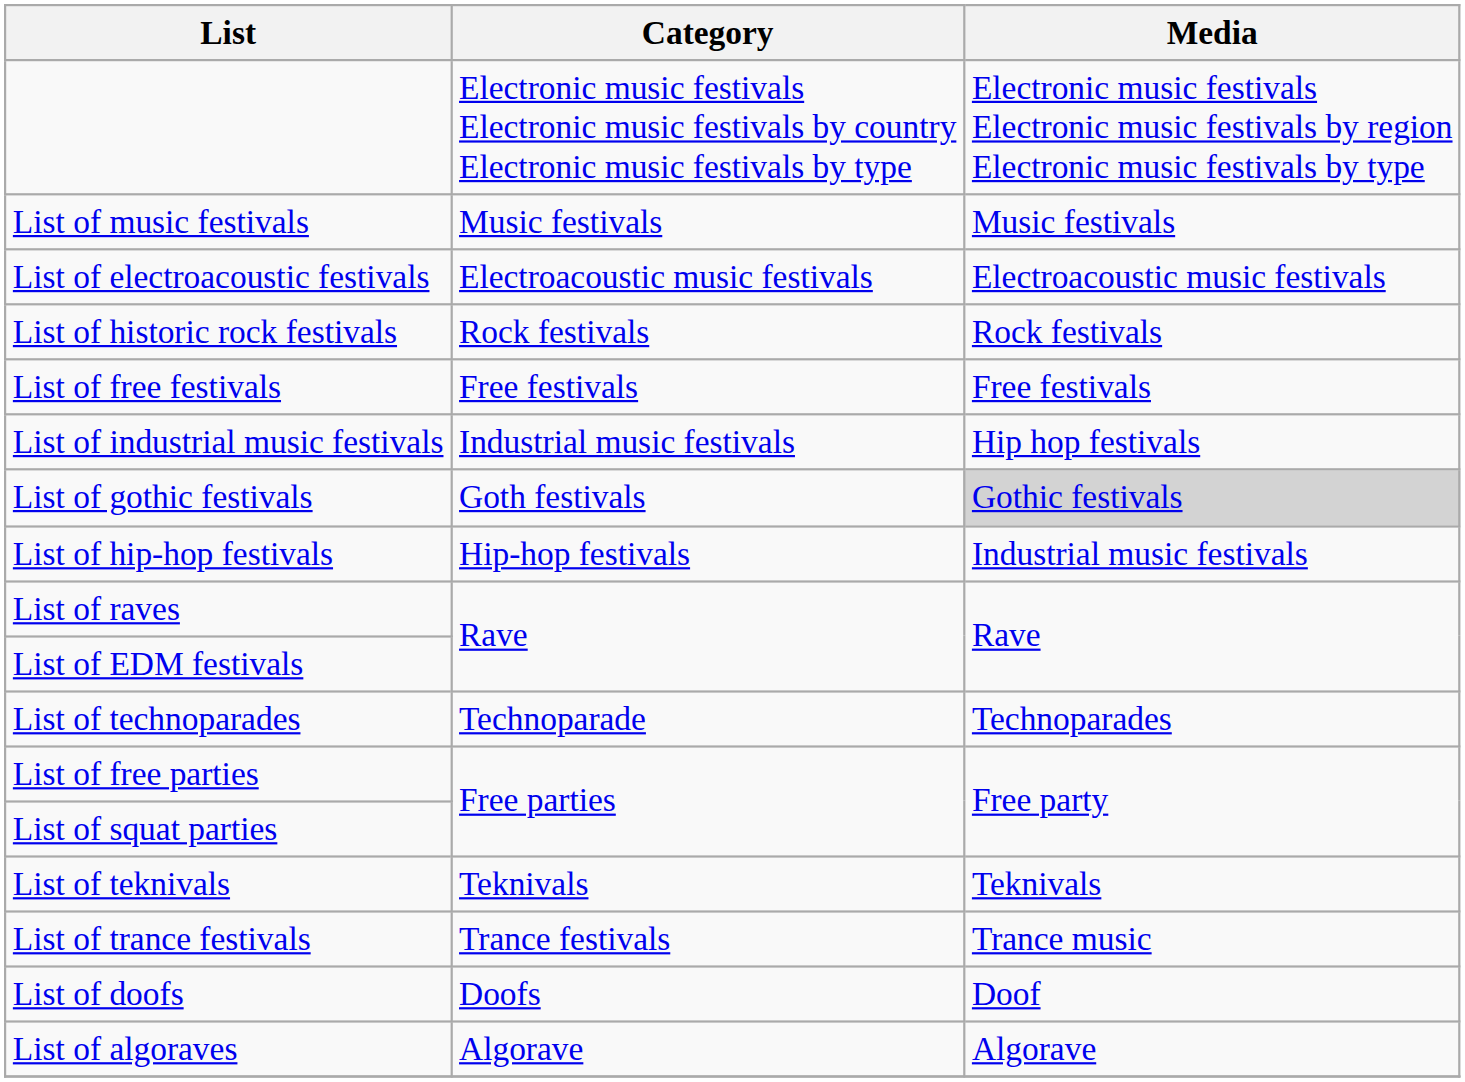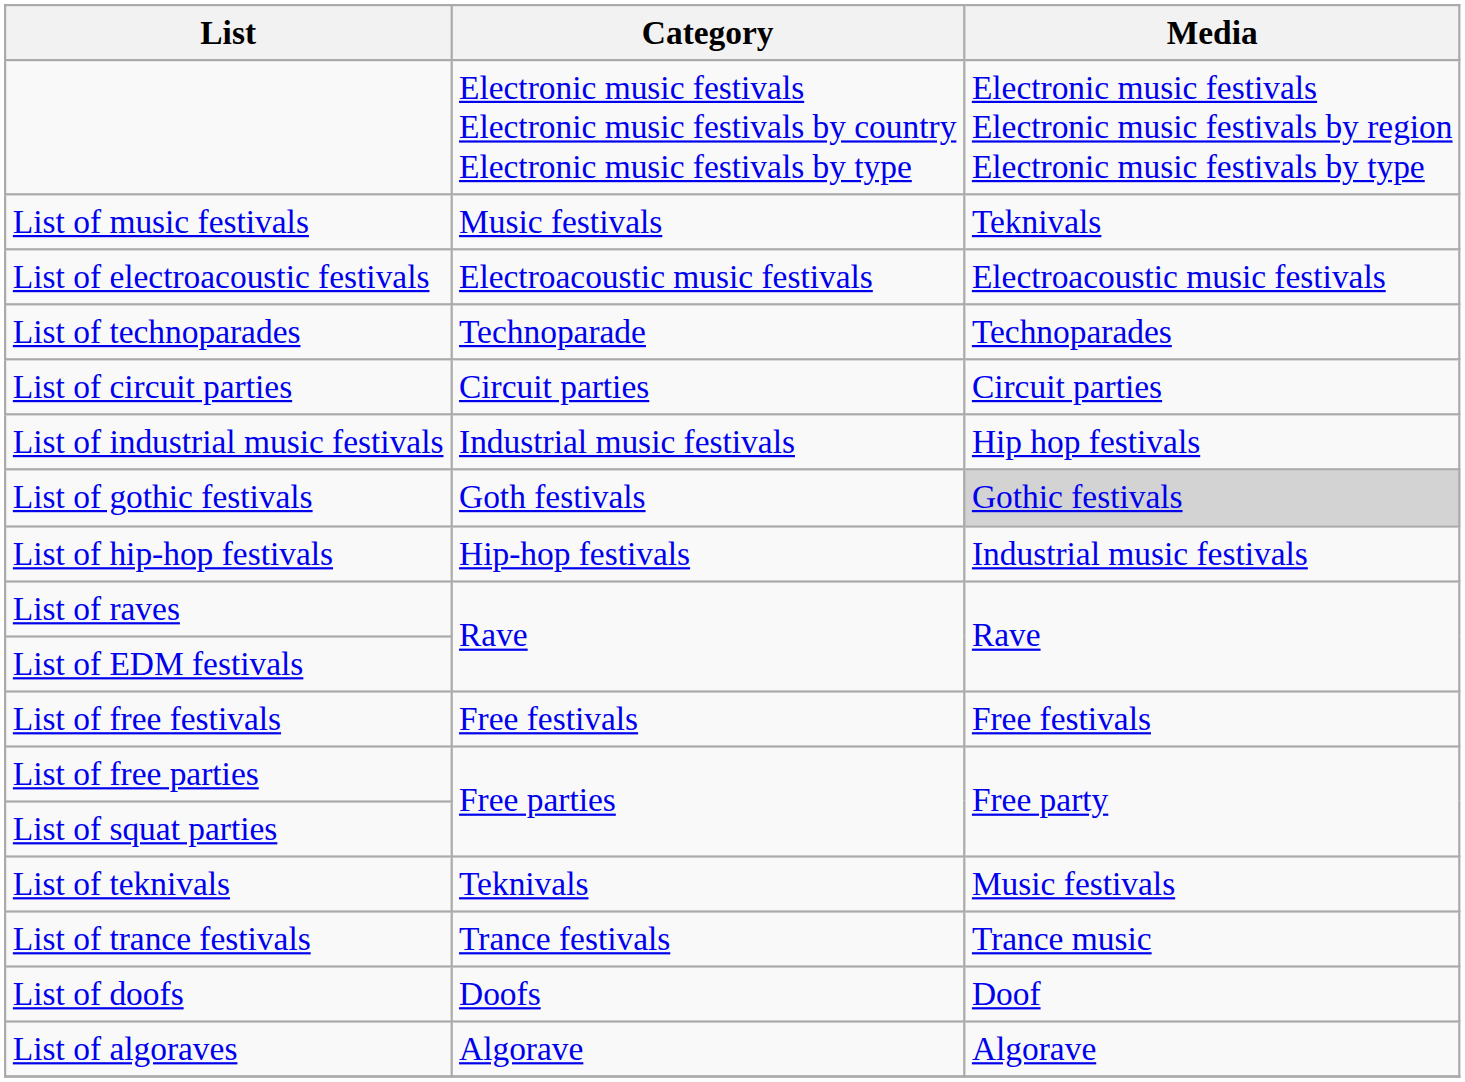(1074, 221) Music festivals -> (1037, 221) Teknivals
- row: (205, 332)
rows swapped: (147, 387) <-> (157, 717)
+ row: (153, 387)
(1037, 883) Teknivals -> (1074, 883) Music festivals
